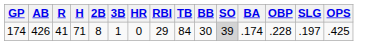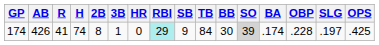+ column: (185, 13)
(80, 31) 71 -> (80, 31) 74
(162, 31) no background -> (162, 31) paleturquoise background
